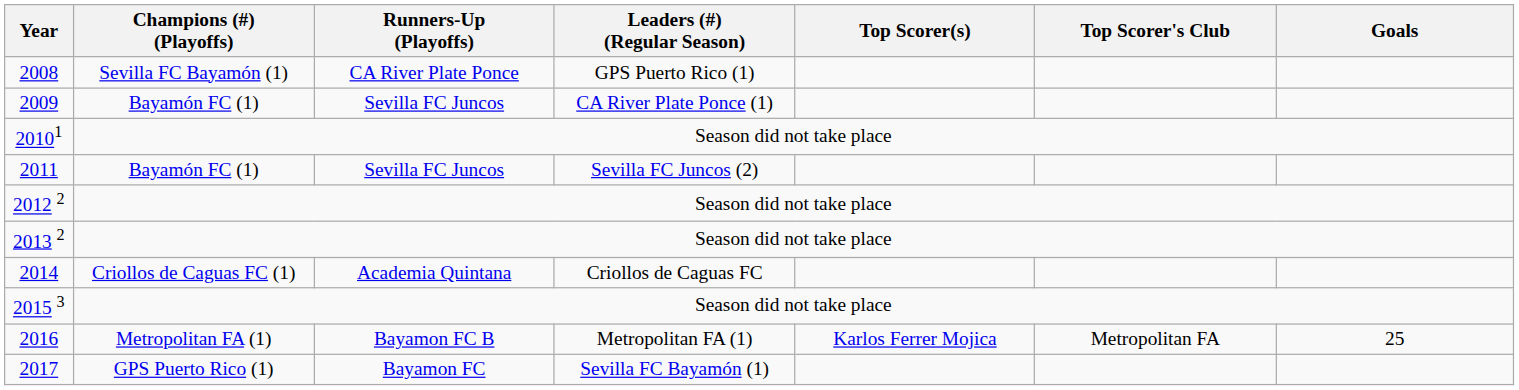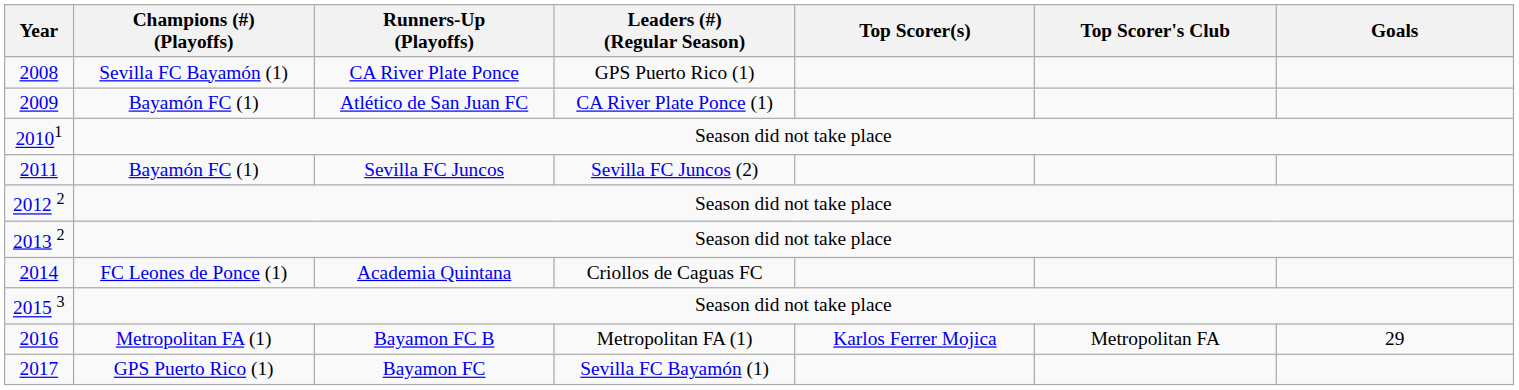(434, 103) Sevilla FC Juncos -> (434, 103) Atlético de San Juan FC
(194, 272) Criollos de Caguas FC (1) -> (194, 272) FC Leones de Ponce (1)
(1395, 338) 25 -> (1395, 338) 29
